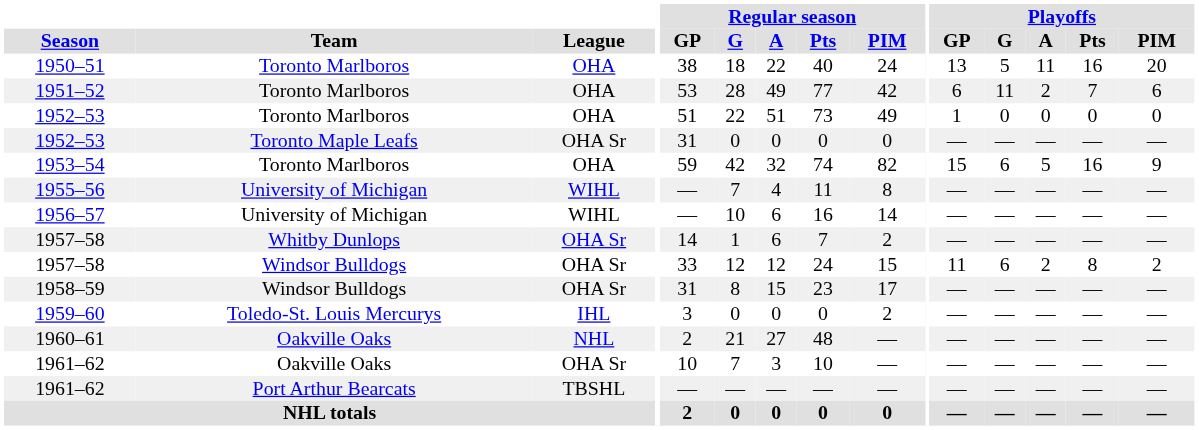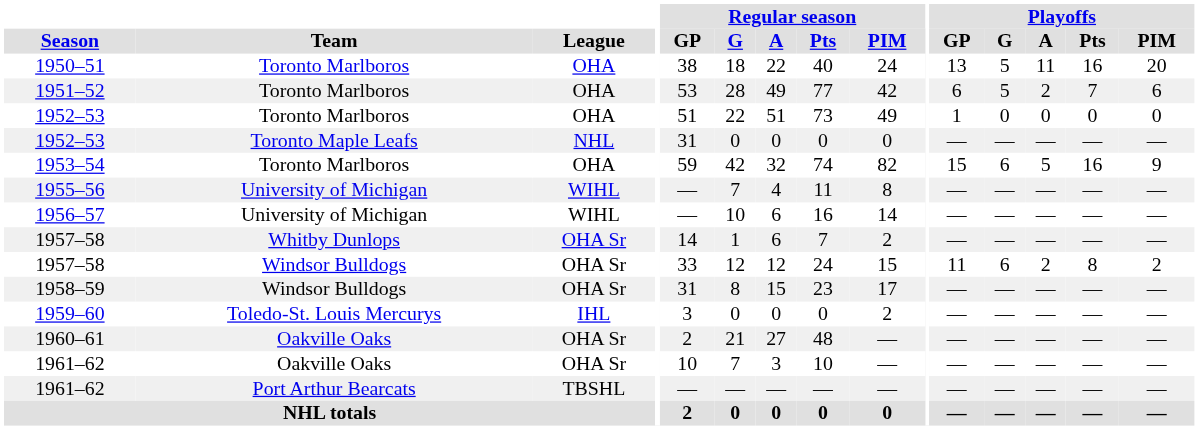(1005, 90) 11 -> (1005, 90) 5
(594, 140) OHA Sr -> (594, 140) NHL
(594, 338) NHL -> (594, 338) OHA Sr
